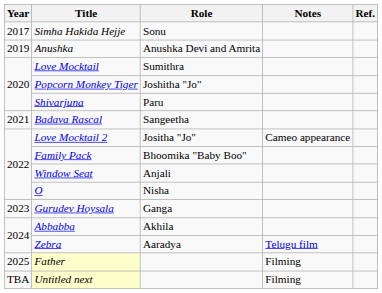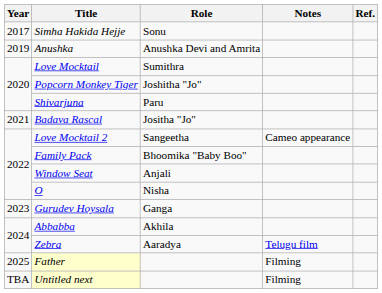(166, 119) Sangeetha -> (169, 119) Jositha "Jo"
(169, 137) Jositha "Jo" -> (166, 137) Sangeetha
